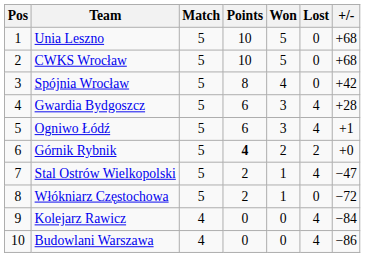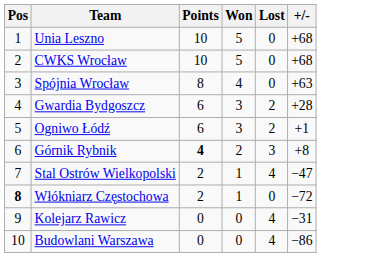- column: (201, 16)
(346, 83) +42 -> (302, 83) +63
(316, 106) 4 -> (272, 106) 2
(316, 128) 4 -> (272, 128) 2
(316, 151) 2 -> (272, 151) 3
(346, 151) +0 -> (302, 151) +8
(18, 196) normal -> (18, 196) bold
(346, 219) −84 -> (302, 219) −31
